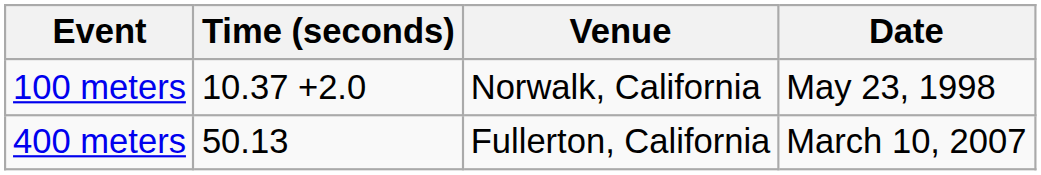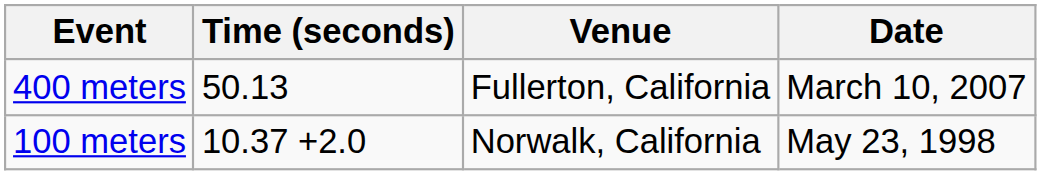rows swapped: (99, 86) <-> (99, 141)
